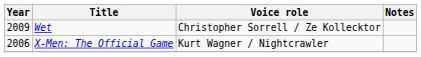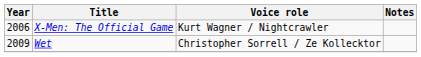rows swapped: (104, 44) <-> (43, 28)
